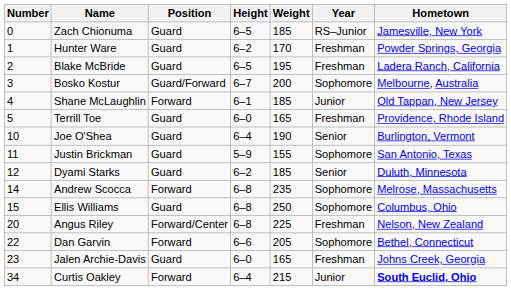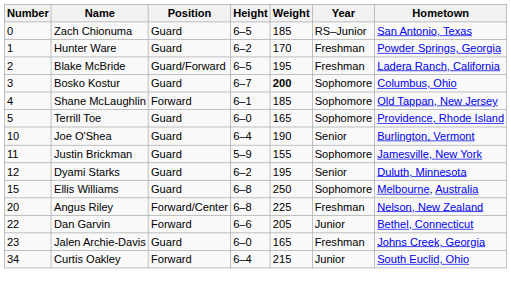(430, 31) Jamesville, New York -> (425, 31) San Antonio, Texas
(166, 66) Guard -> (188, 66) Guard/Forward
(188, 84) Guard/Forward -> (166, 84) Guard
(282, 84) normal -> (282, 84) bold
(428, 84) Melbourne, Australia -> (417, 84) Columbus, Ohio
(330, 101) Junior -> (343, 101) Sophomore
(340, 119) Freshman -> (343, 119) Sophomore
(425, 154) San Antonio, Texas -> (430, 154) Jamesville, New York
(282, 171) 185 -> (282, 171) 195
- row: (93, 189)
(417, 207) Columbus, Ohio -> (428, 189) Melbourne, Australia
(343, 242) Sophomore -> (330, 224) Junior
(427, 277) bold -> (423, 259) normal
